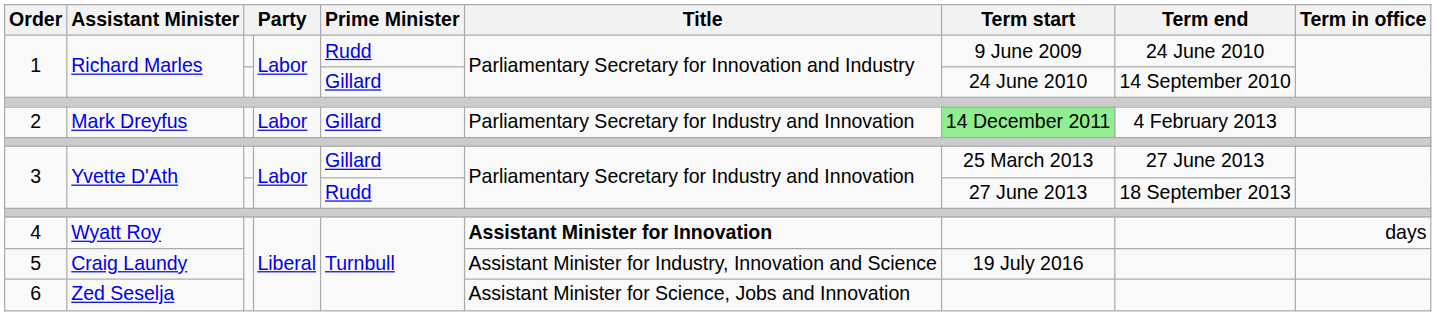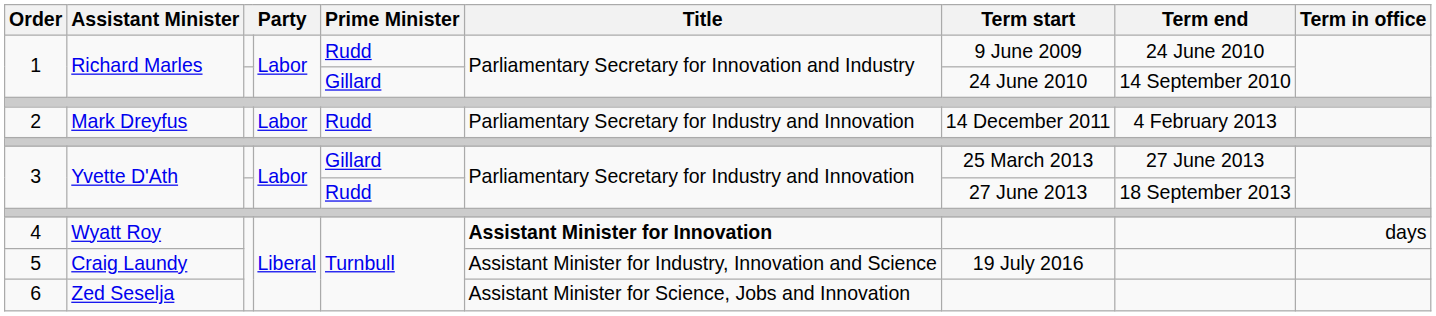(353, 121) Gillard -> (348, 121) Rudd
(1028, 121) lightgreen background -> (1028, 121) no background
